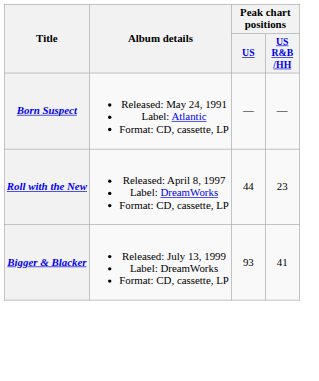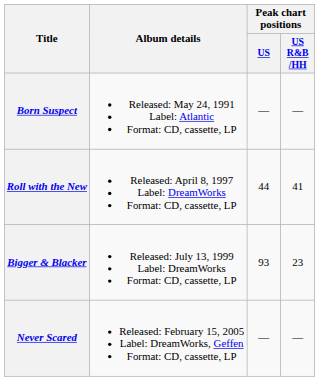(282, 186) 23 -> (298, 186) 41
(282, 262) 41 -> (298, 262) 23
+ row: (47, 338)
